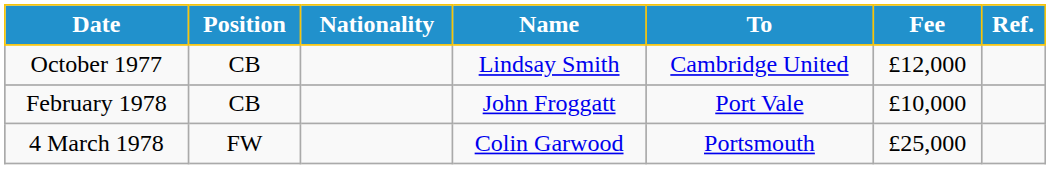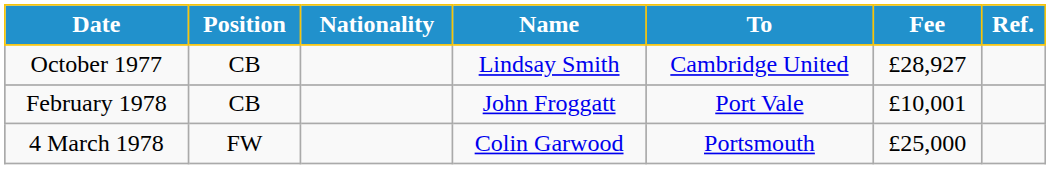(927, 64) £12,000 -> (927, 64) £28,927
(927, 104) £10,000 -> (927, 104) £10,001
